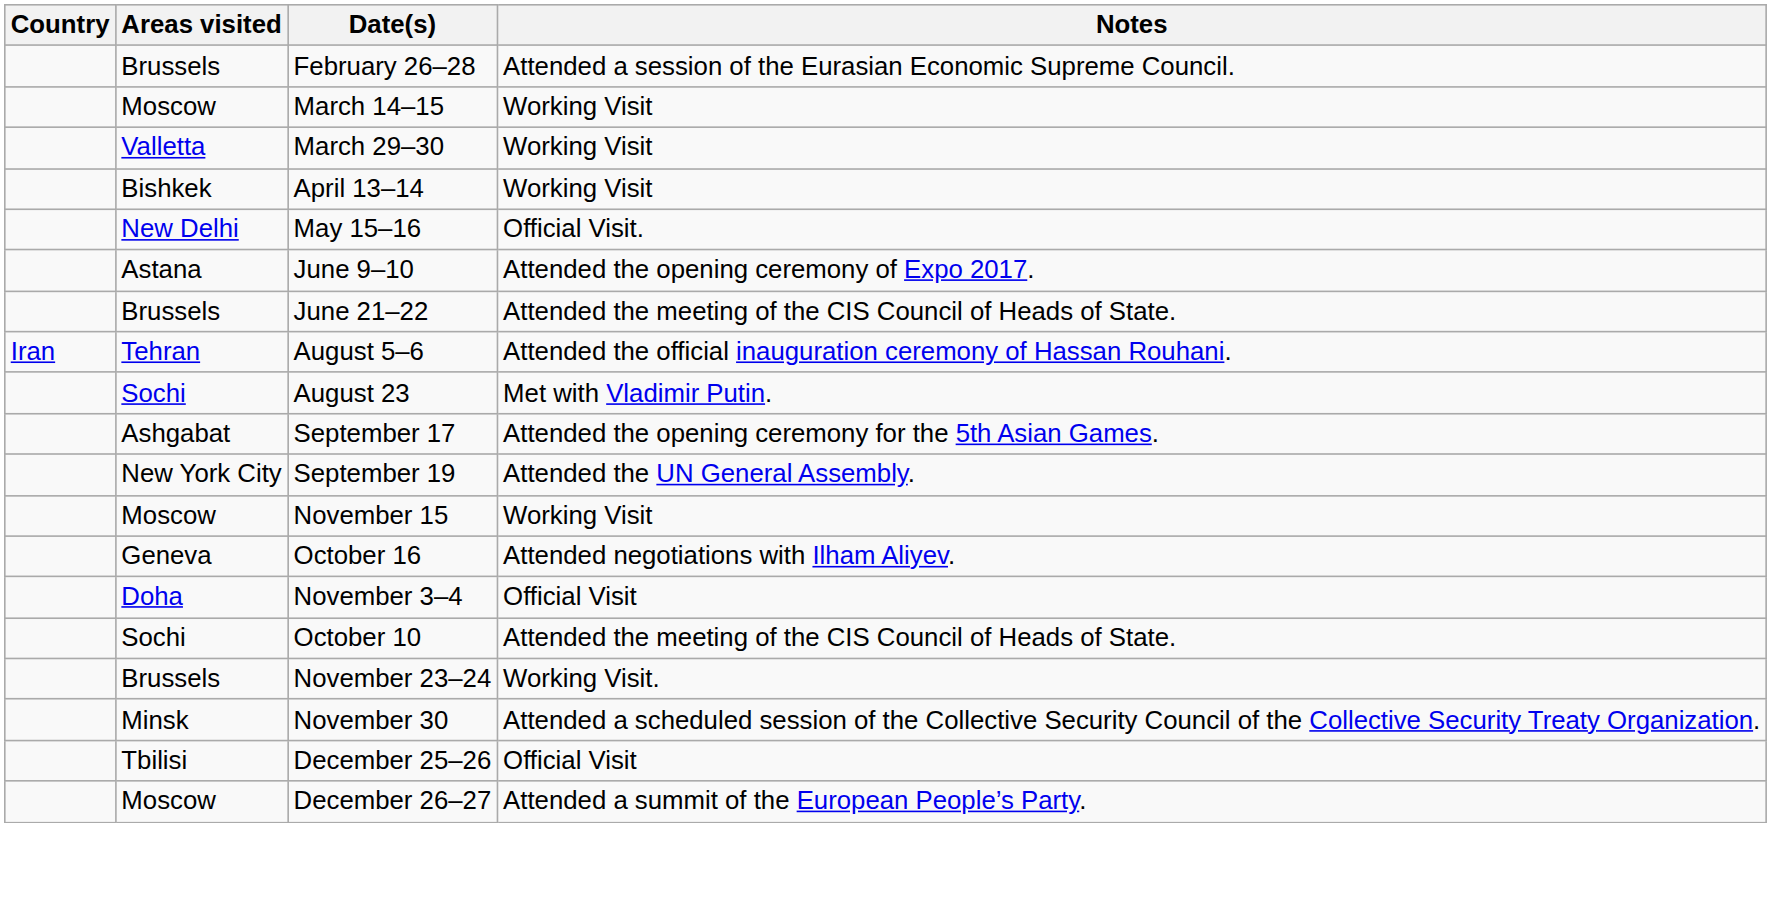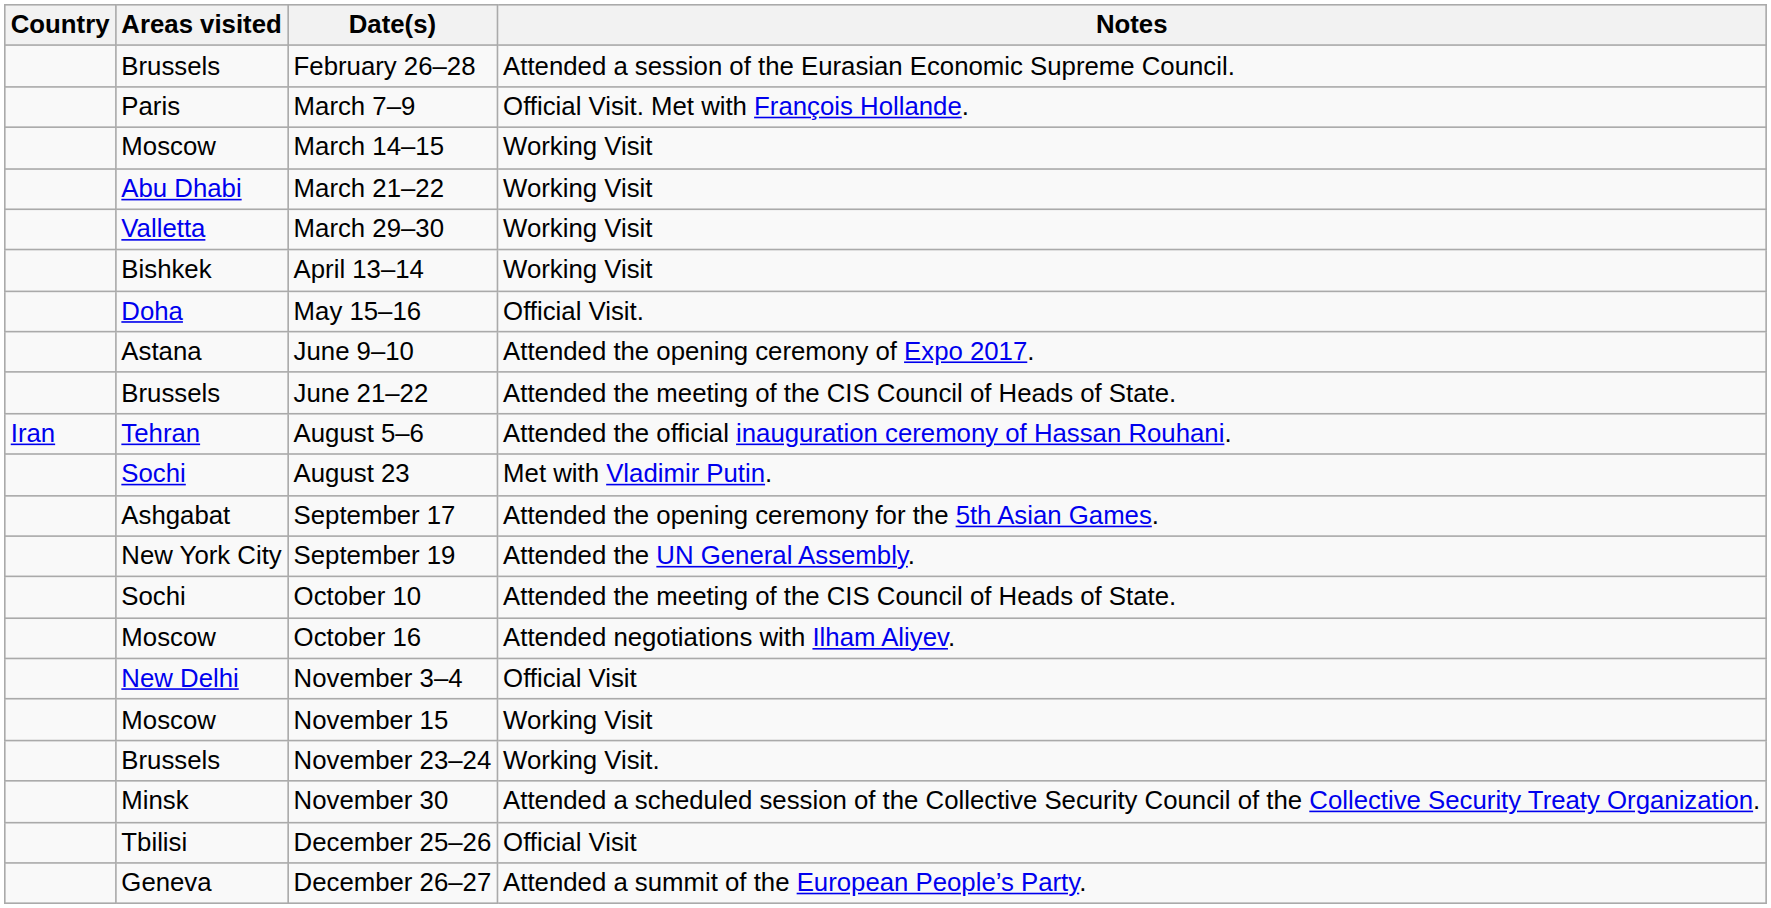+ row: (354, 106)
+ row: (369, 188)
(180, 229) New Delhi -> (152, 310) Doha
rows swapped: (357, 637) <-> (371, 515)
(166, 556) Geneva -> (169, 637) Moscow
(152, 596) Doha -> (180, 678) New Delhi
(169, 801) Moscow -> (166, 882) Geneva
